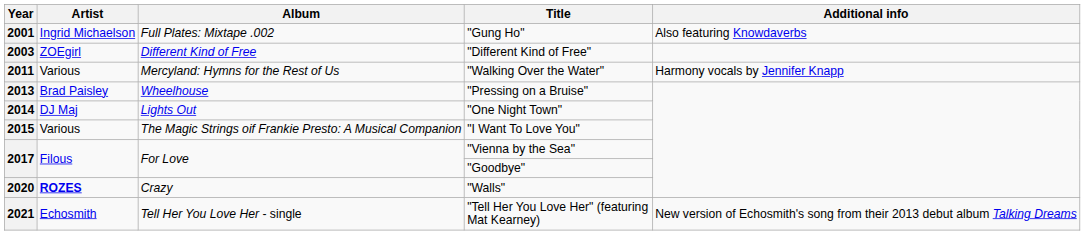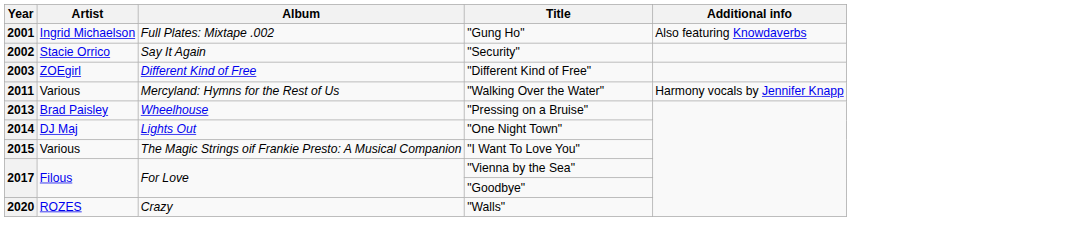+ row: (21, 52)
(61, 187) bold -> (61, 206) normal
- row: (21, 213)
